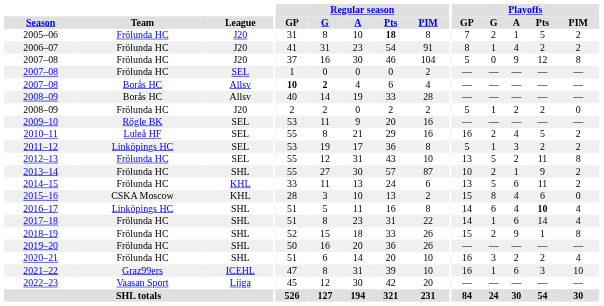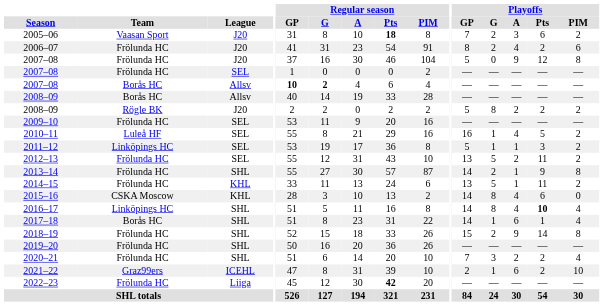(142, 35) Frölunda HC -> (142, 35) Vaasan Sport
(516, 35) 1 -> (516, 35) 3
(542, 35) 5 -> (542, 35) 6
(494, 47) 1 -> (494, 47) 2
(578, 47) 2 -> (578, 47) 6
(142, 109) Frölunda HC -> (142, 109) Rögle BK
(494, 109) 1 -> (494, 109) 8
(578, 109) 0 -> (578, 109) 2
(142, 121) Rögle BK -> (142, 121) Frölunda HC
(494, 134) 2 -> (494, 134) 1
(516, 146) 3 -> (516, 146) 1
(542, 146) 2 -> (542, 146) 3
(578, 159) 8 -> (578, 159) 2
(467, 171) 10 -> (467, 171) 14
(578, 171) 2 -> (578, 171) 8
(516, 183) 6 -> (516, 183) 1
(467, 196) 15 -> (467, 196) 14
(494, 208) 6 -> (494, 208) 8
(142, 221) Frölunda HC -> (142, 221) Borås HC
(542, 221) 14 -> (542, 221) 1
(542, 233) 1 -> (542, 233) 14
(467, 258) 16 -> (467, 258) 7
(467, 270) 16 -> (467, 270) 2
(542, 270) 3 -> (542, 270) 2
(142, 283) Vaasan Sport -> (142, 283) Frölunda HC
(391, 283) normal -> (391, 283) bold
